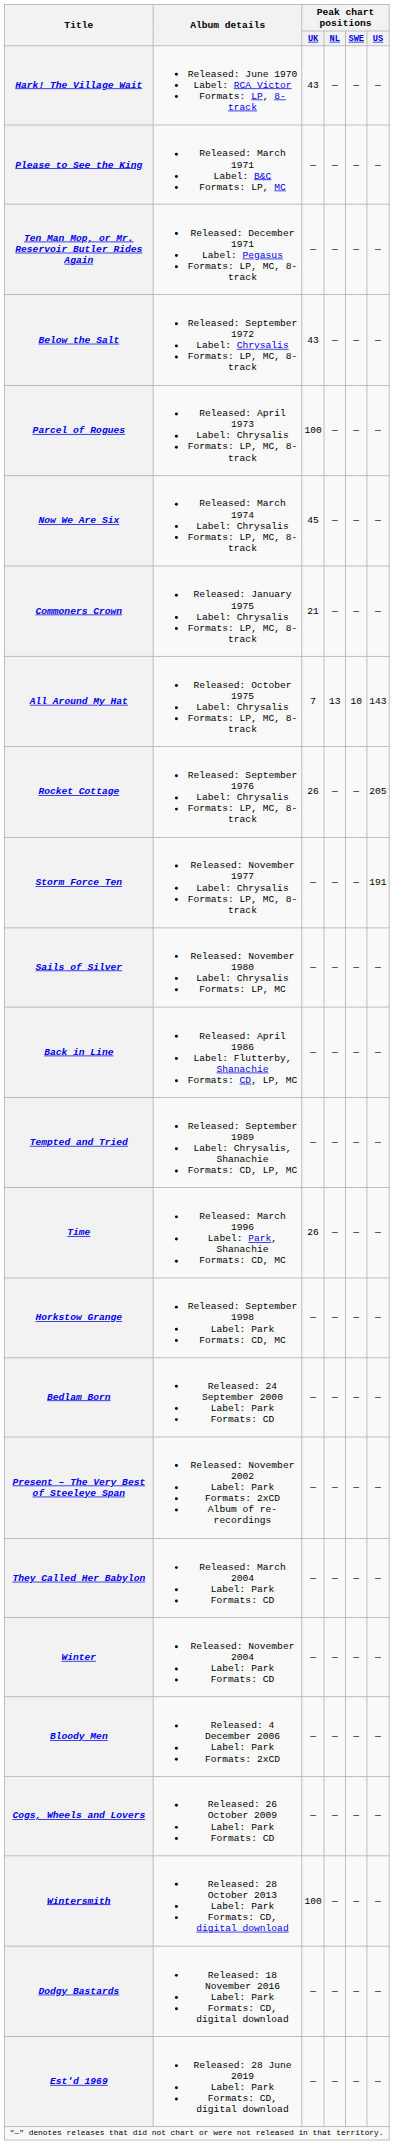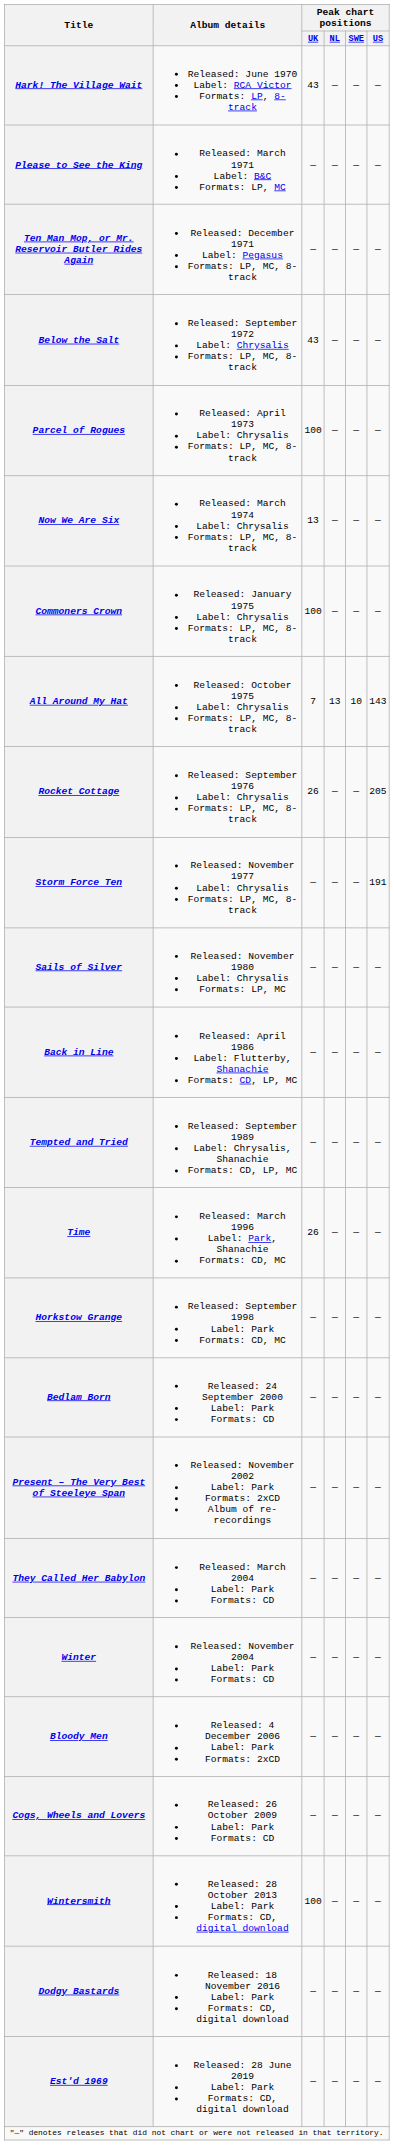(313, 521) 45 -> (313, 521) 13
(313, 611) 21 -> (313, 611) 100
